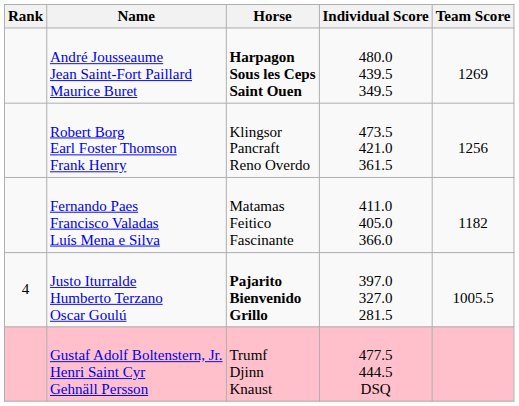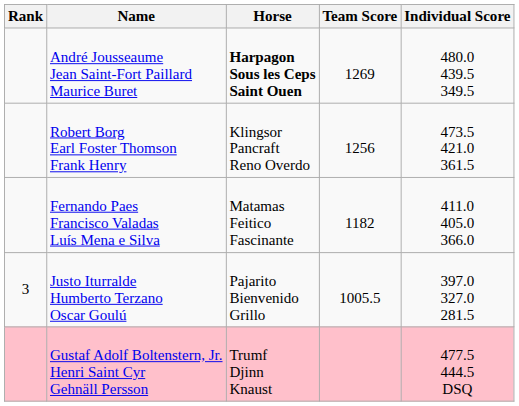columns swapped: (376, 16) <-> (473, 16)
(25, 289) 4 -> (25, 289) 3
(265, 297) bold -> (264, 297) normal
